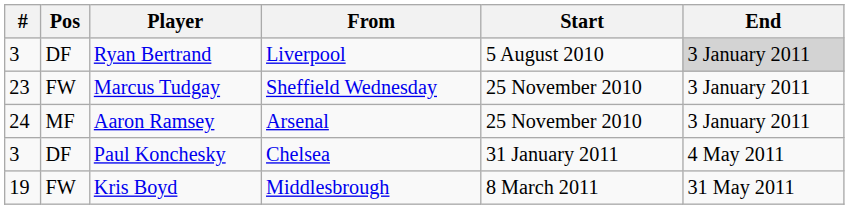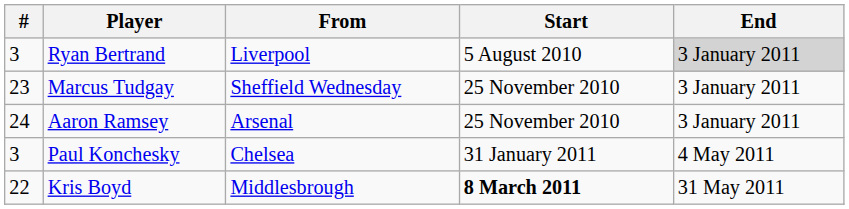- column: (65, 21)
(19, 188) 19 -> (19, 188) 22
(542, 188) normal -> (522, 188) bold
